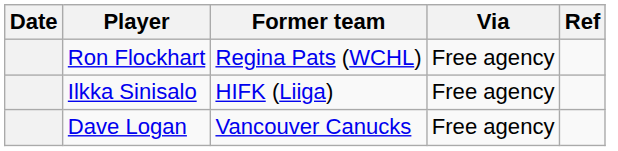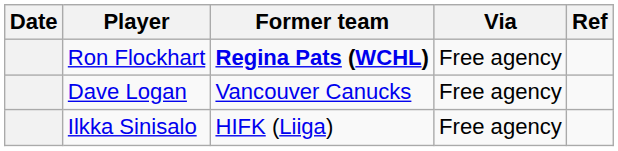(319, 57) normal -> (322, 57) bold
rows swapped: (132, 92) <-> (127, 127)
